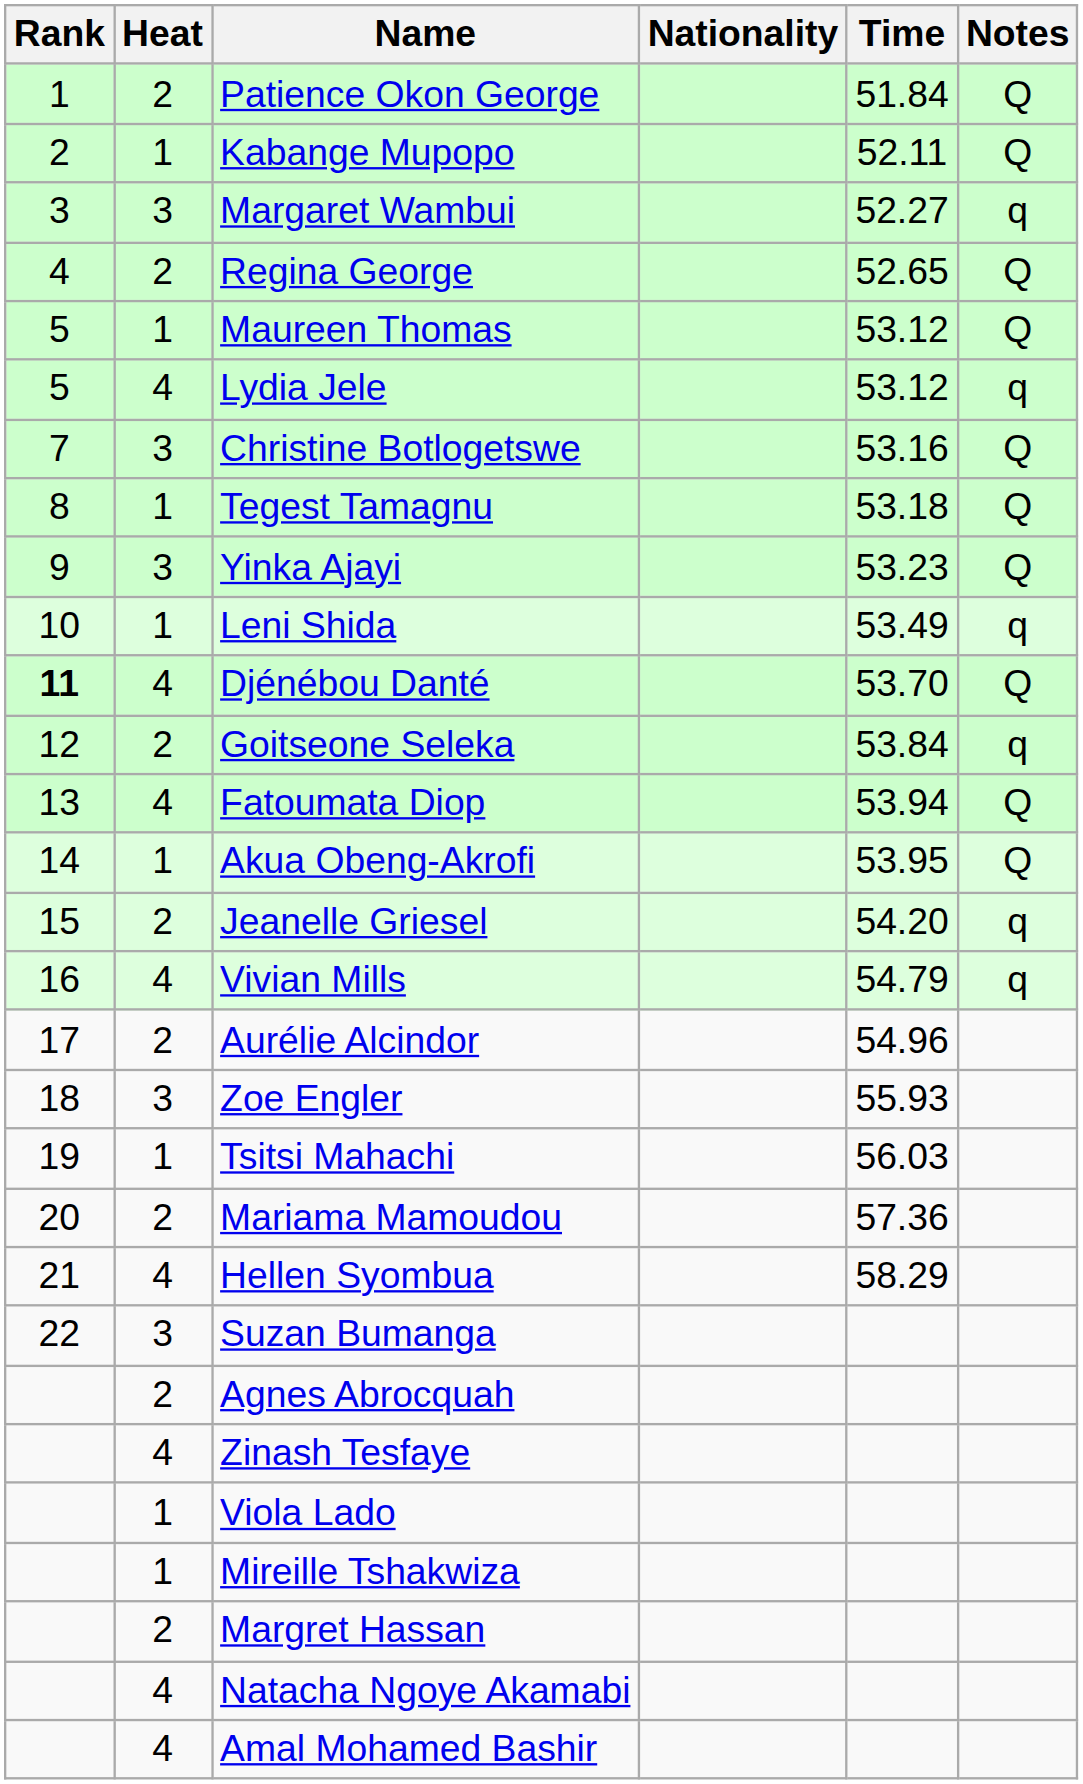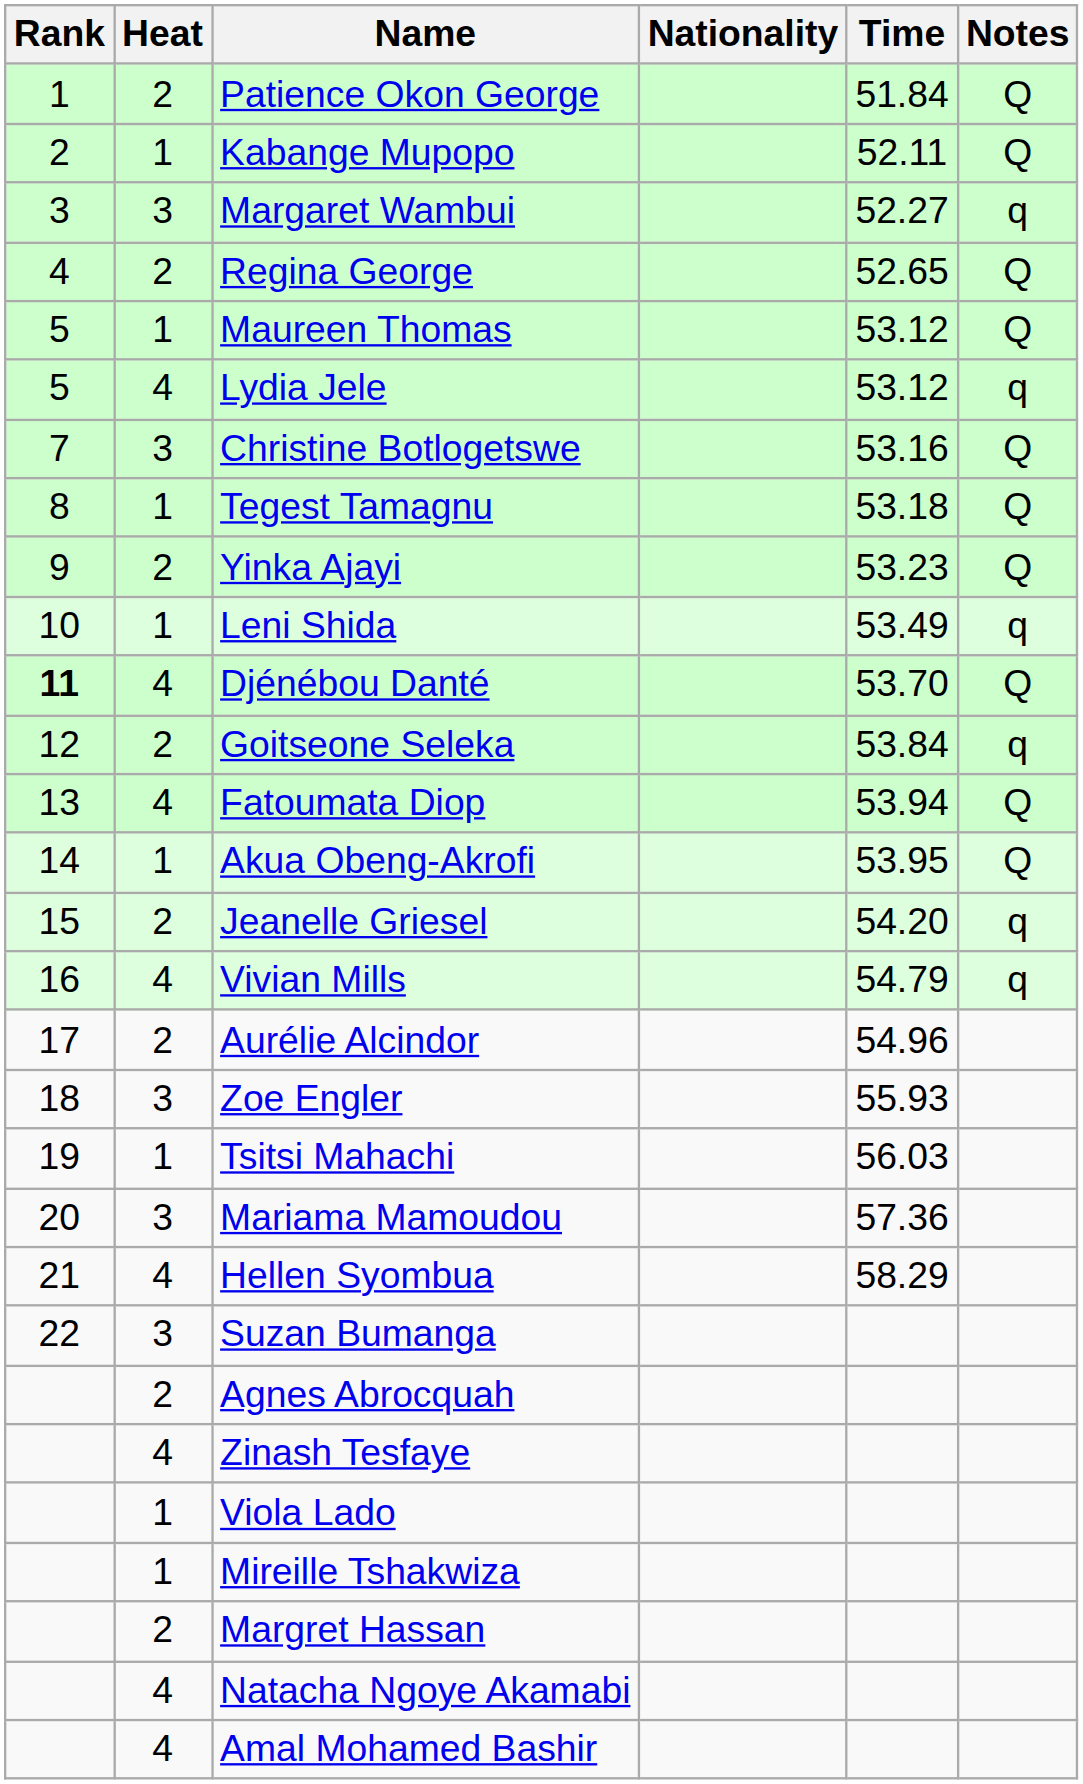(163, 566) 3 -> (163, 566) 2
(163, 1216) 2 -> (163, 1216) 3
